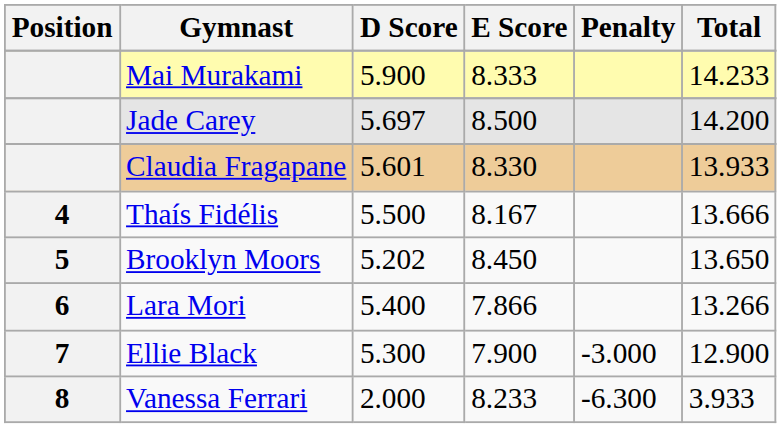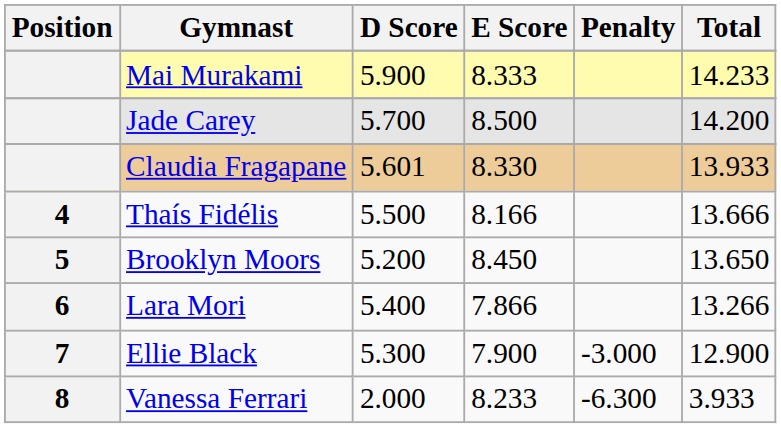(393, 120) 5.697 -> (393, 120) 5.700
(504, 213) 8.167 -> (504, 213) 8.166
(393, 259) 5.202 -> (393, 259) 5.200
